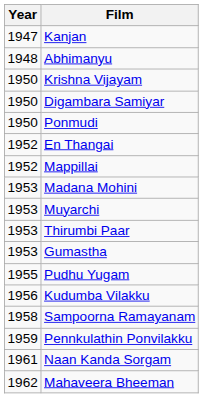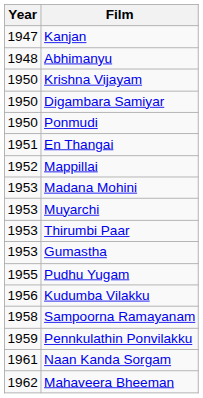(23, 144) 1952 -> (23, 144) 1951
